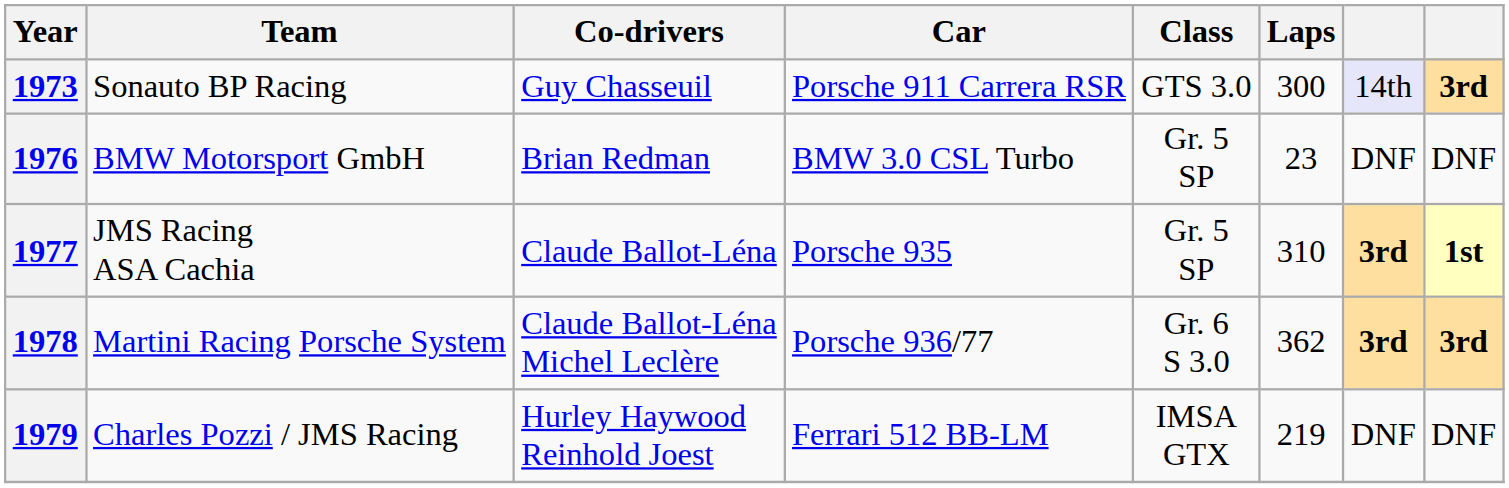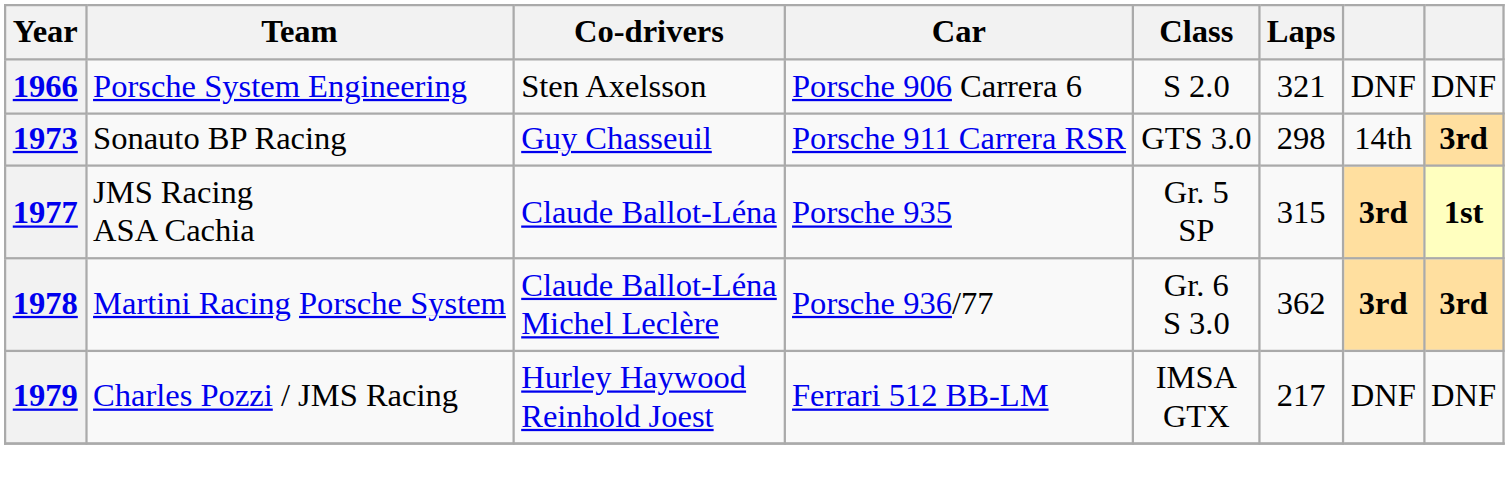+ row: (45, 85)
(1301, 85) 300 -> (1301, 139) 298
(1383, 85) lavender background -> (1383, 139) no background
- row: (45, 158)
(1301, 250) 310 -> (1301, 211) 315
(1301, 434) 219 -> (1301, 396) 217
